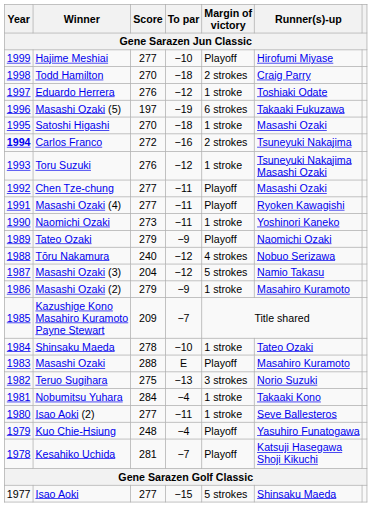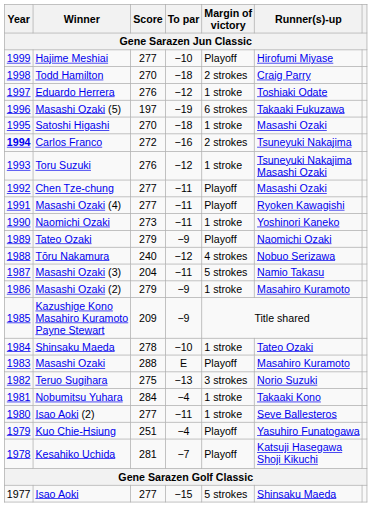(183, 273) −12 -> (183, 273) −11
(183, 318) −7 -> (183, 318) −9
(148, 431) 248 -> (148, 431) 251
